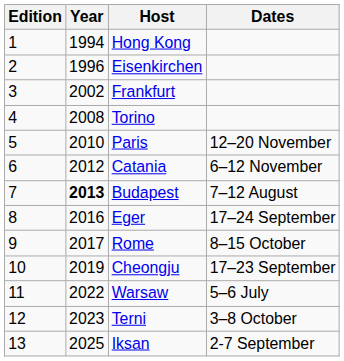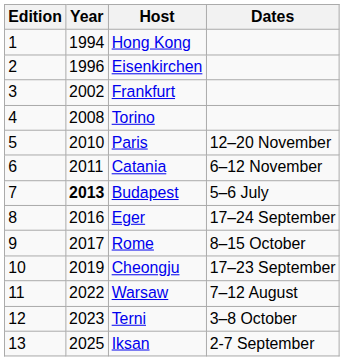(87, 167) 2012 -> (86, 167) 2011
(254, 192) 7–12 August -> (239, 192) 5–6 July
(239, 293) 5–6 July -> (254, 293) 7–12 August
